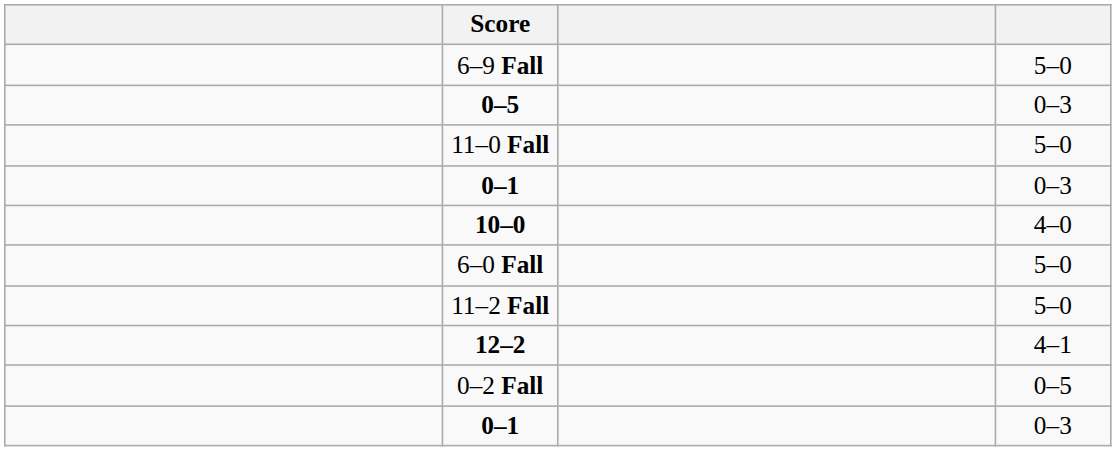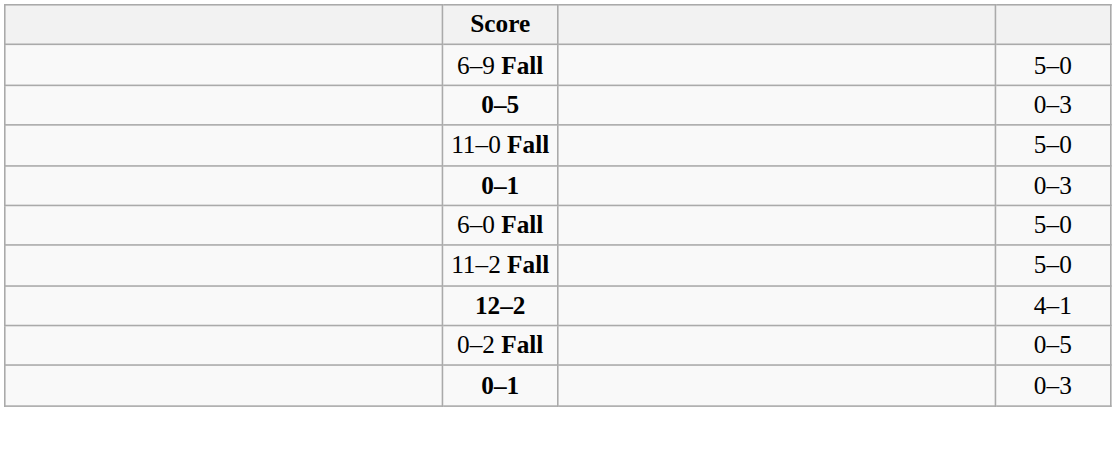- row: (500, 225)
